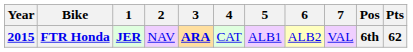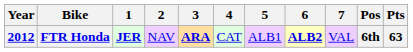(21, 36) 2015 -> (21, 36) 2012
(305, 36) normal -> (305, 36) bold
(395, 36) 62 -> (396, 36) 63
